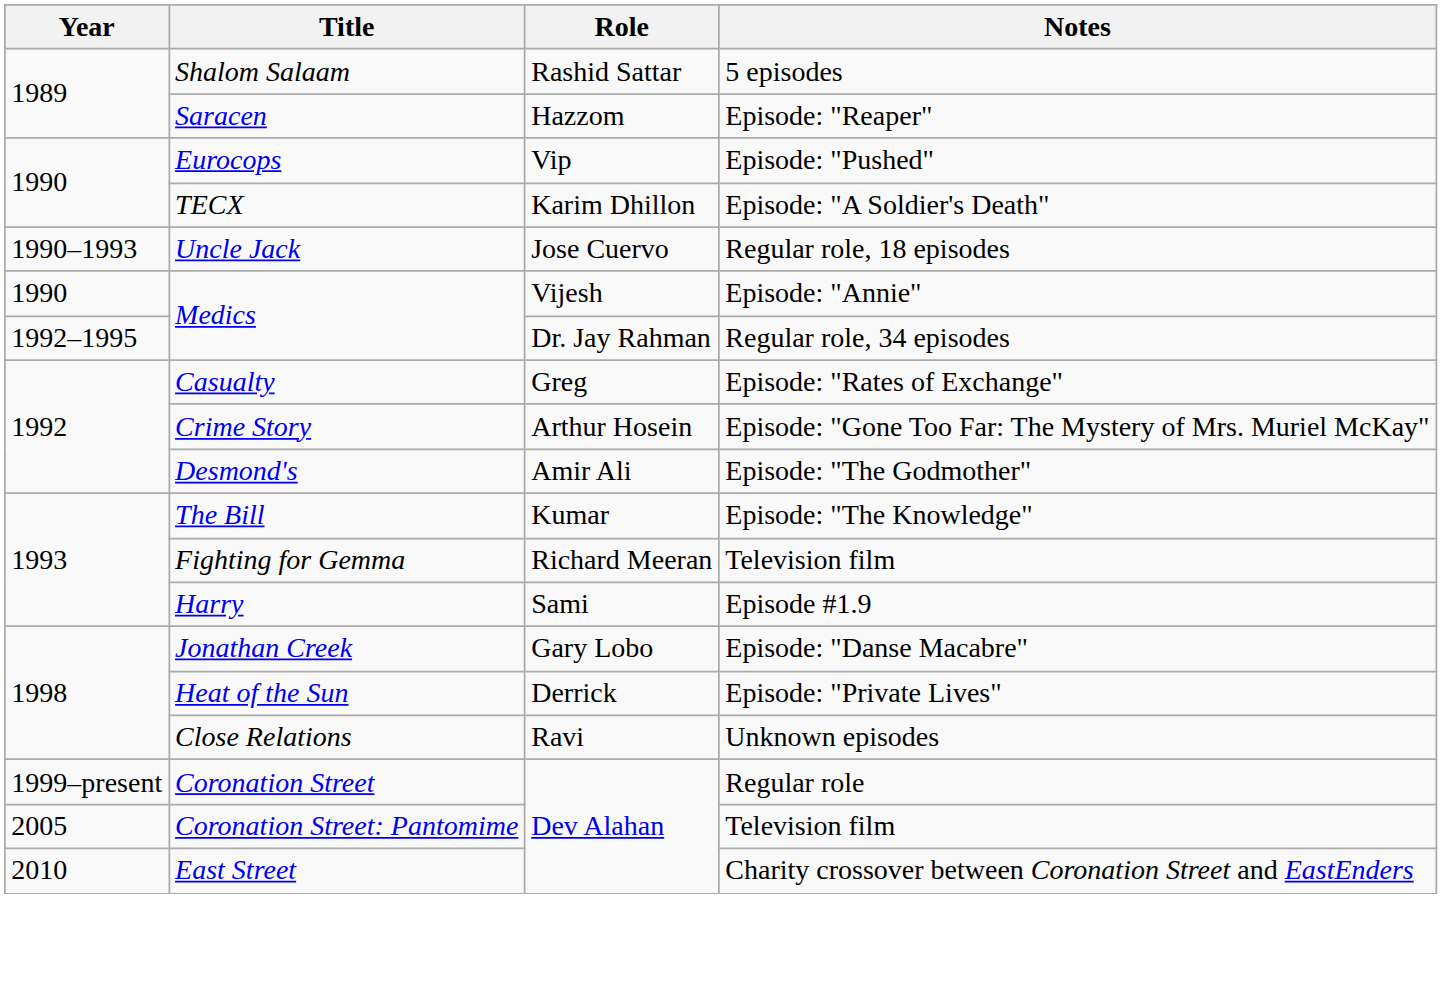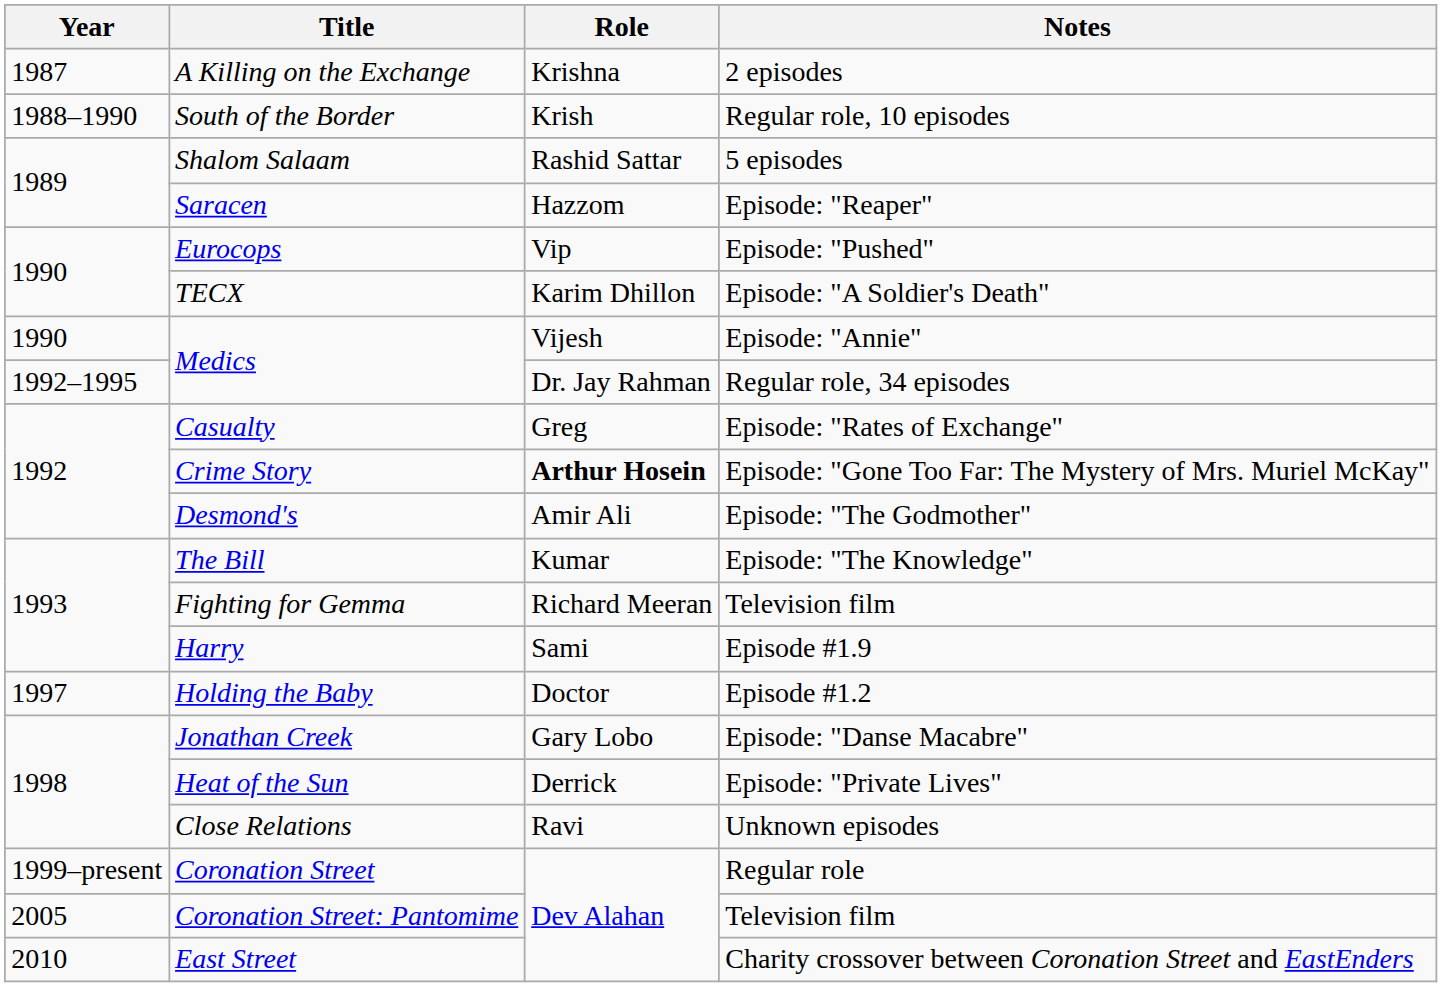+ row: (323, 71)
+ row: (285, 115)
- row: (238, 248)
(612, 426) normal -> (618, 470) bold
+ row: (274, 692)
